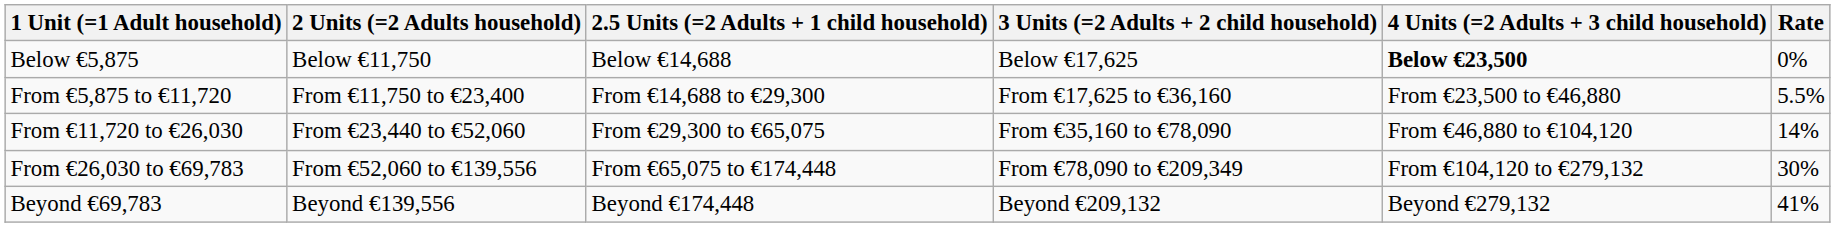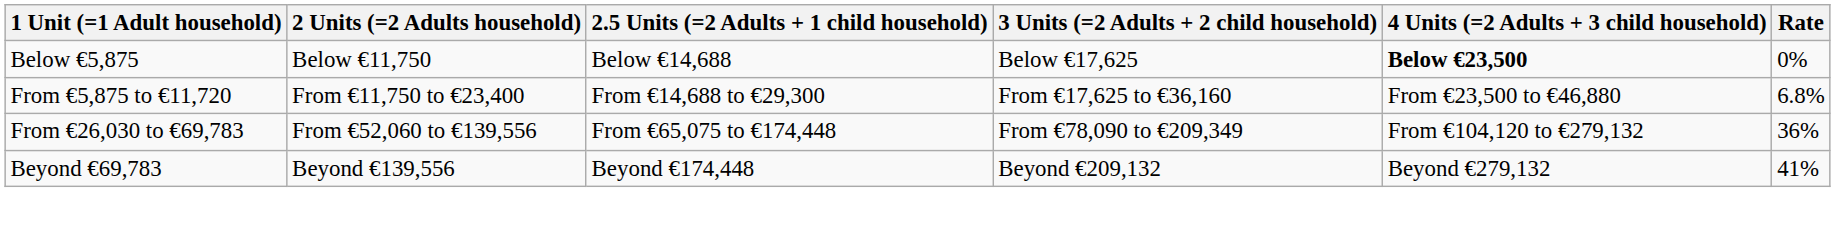(1801, 95) 5.5% -> (1801, 95) 6.8%
- row: (127, 131)
(1798, 167) 30% -> (1798, 131) 36%
